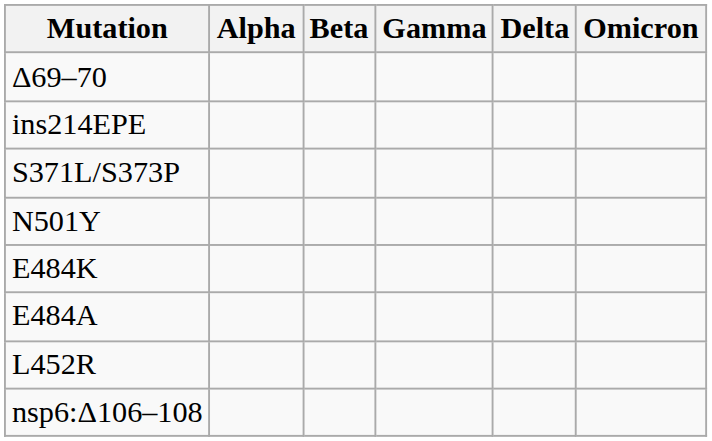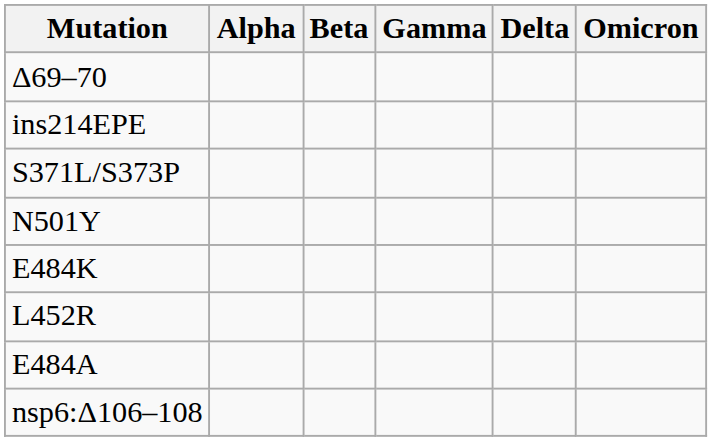rows swapped: (55, 316) <-> (54, 364)
